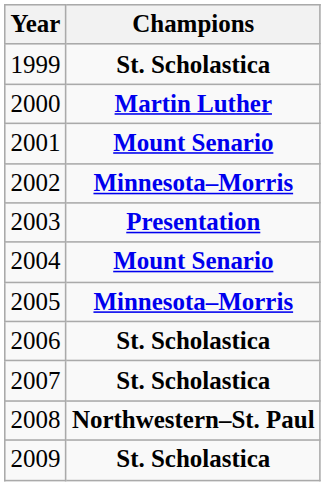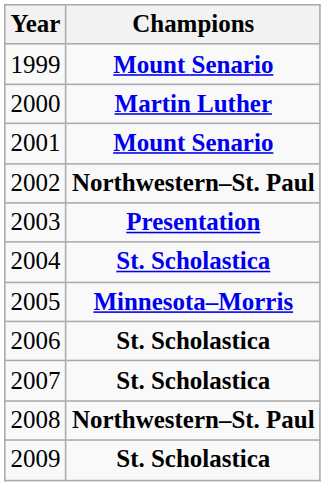(193, 63) St. Scholastica -> (193, 63) Mount Senario
(193, 182) Minnesota–Morris -> (193, 182) Northwestern–St. Paul
(193, 261) Mount Senario -> (193, 261) St. Scholastica
